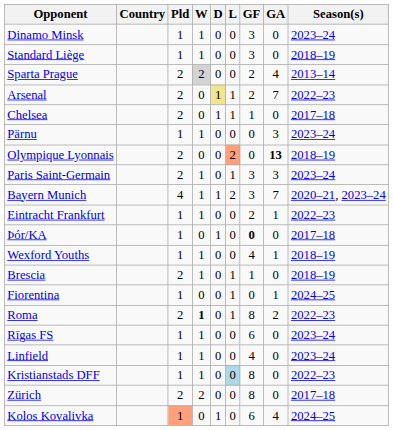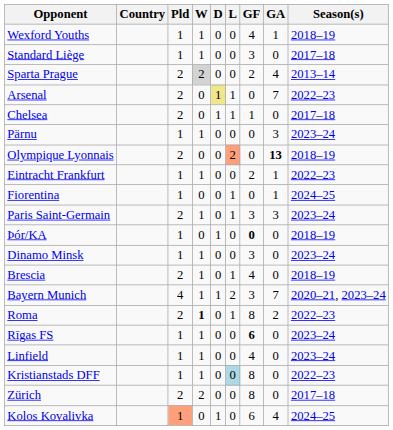rows swapped: (45, 34) <-> (48, 255)
(313, 54) 2018–19 -> (313, 54) 2017–18
(252, 94) 2 -> (252, 94) 0
rows swapped: (59, 174) <-> (56, 214)
rows swapped: (47, 194) <-> (33, 295)
(313, 235) 2017–18 -> (313, 235) 2018–19
(252, 275) 1 -> (252, 275) 4
(252, 335) normal -> (252, 335) bold
